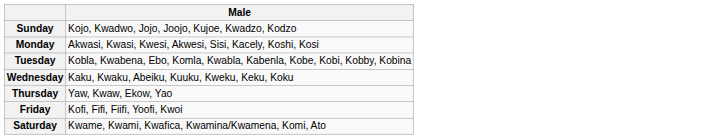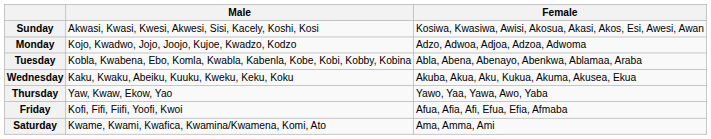+ column: (560, 12)
(182, 28) Kojo, Kwadwo, Jojo, Joojo, Kujoe, Kwadzo, Kodzo -> (194, 28) Akwasi, Kwasi, Kwesi, Akwesi, Sisi, Kacely, Koshi, Kosi
(194, 45) Akwasi, Kwasi, Kwesi, Akwesi, Sisi, Kacely, Koshi, Kosi -> (182, 45) Kojo, Kwadwo, Jojo, Joojo, Kujoe, Kwadzo, Kodzo
